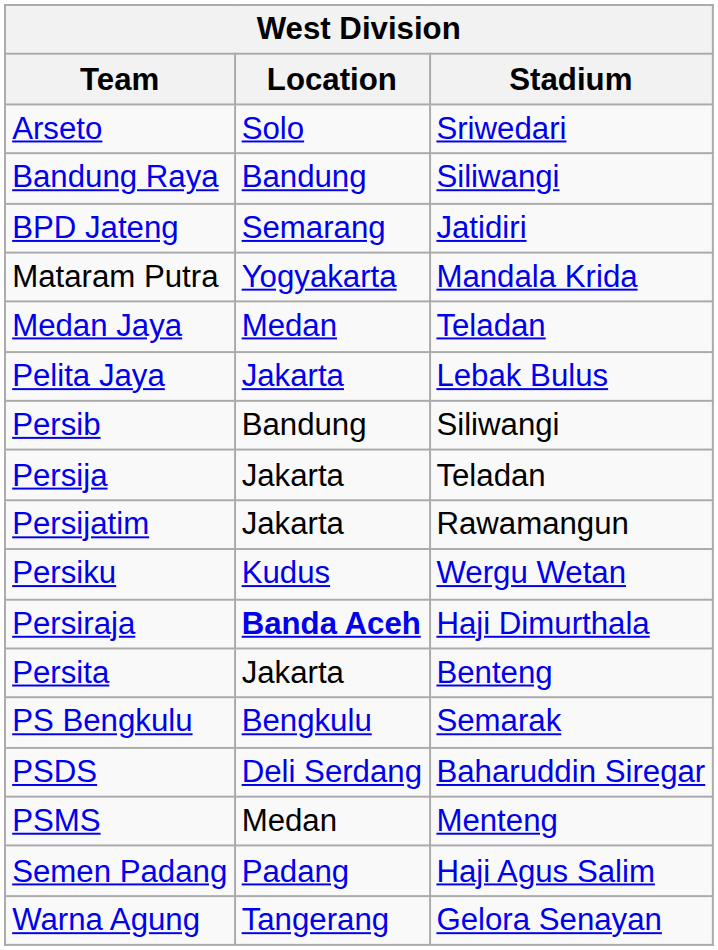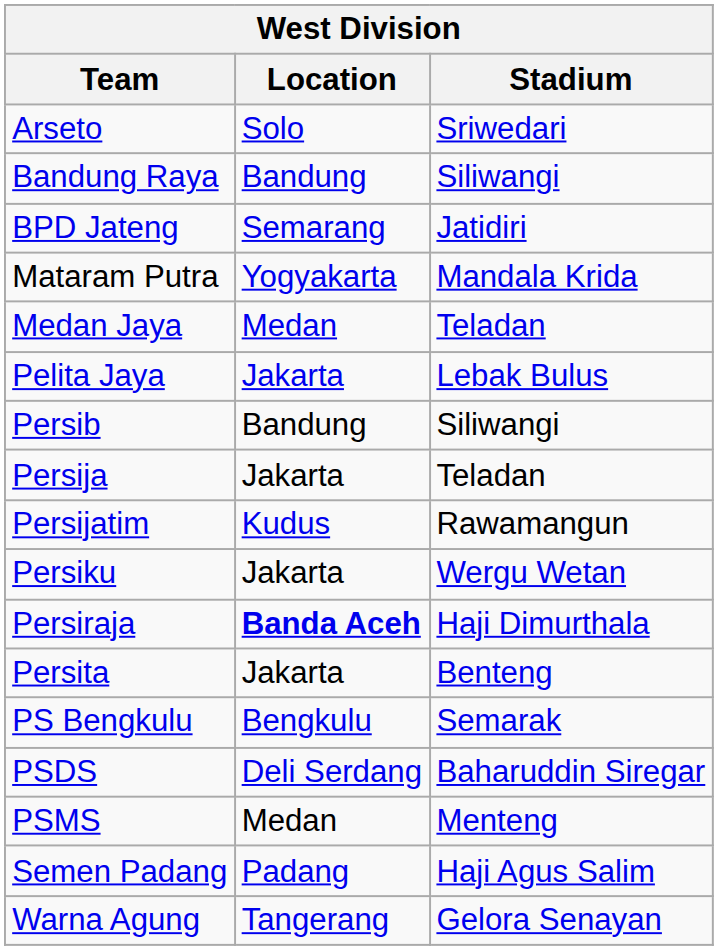(293, 524) Jakarta -> (286, 524) Kudus
(286, 573) Kudus -> (293, 573) Jakarta
